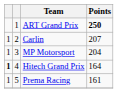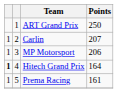(95, 24) bold -> (95, 24) normal
(95, 52) 204 -> (95, 52) 206
